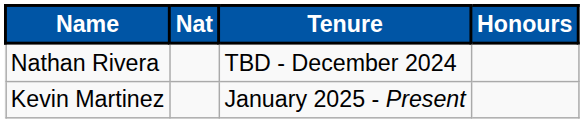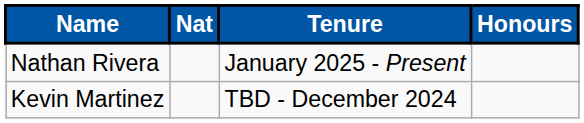(341, 62) TBD - December 2024 -> (345, 62) January 2025 - Present
(345, 99) January 2025 - Present -> (341, 99) TBD - December 2024
